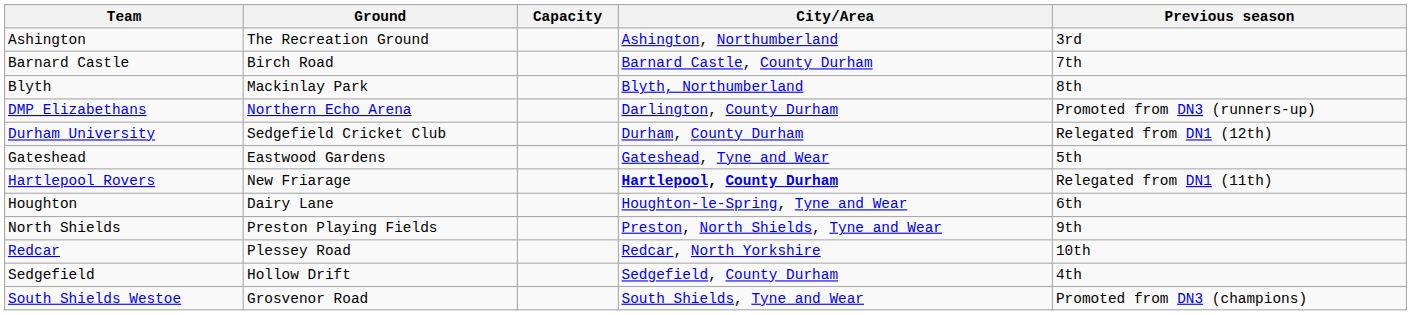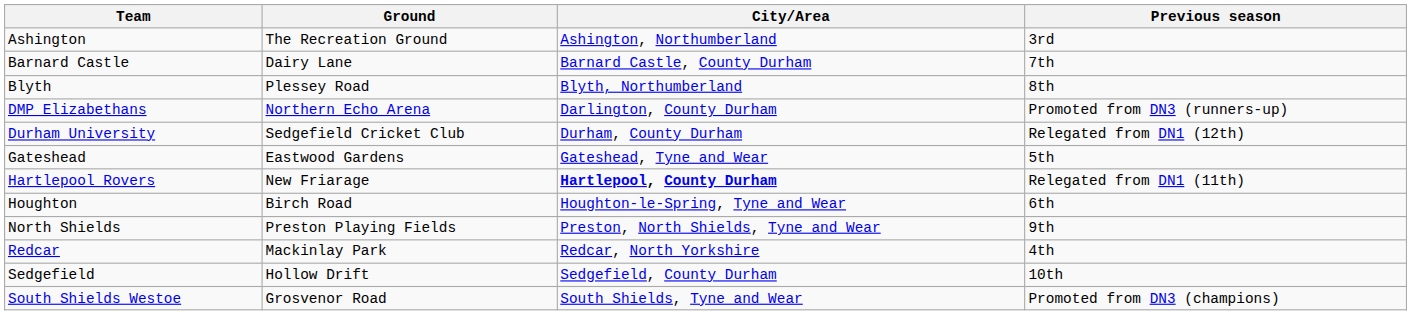- column: (568, 16)
(290, 63) Birch Road -> (309, 63) Dairy Lane
(308, 87) Mackinlay Park -> (318, 87) Plessey Road
(290, 204) Dairy Lane -> (309, 204) Birch Road
(299, 251) Plessey Road -> (326, 251) Mackinlay Park
(1073, 251) 10th -> (1041, 251) 4th
(1069, 275) 4th -> (1046, 275) 10th
